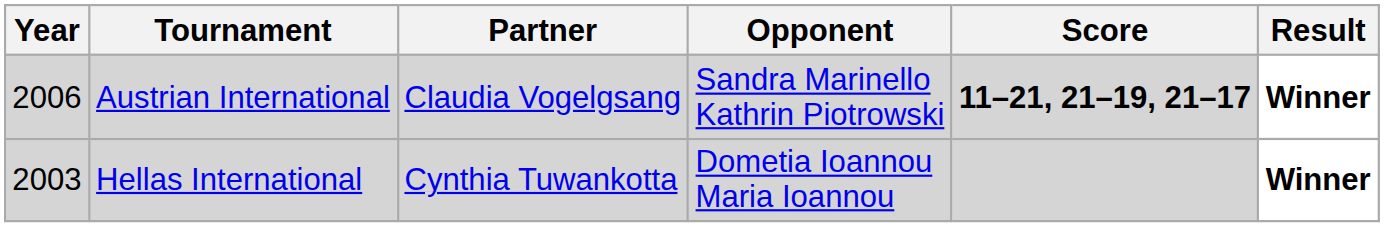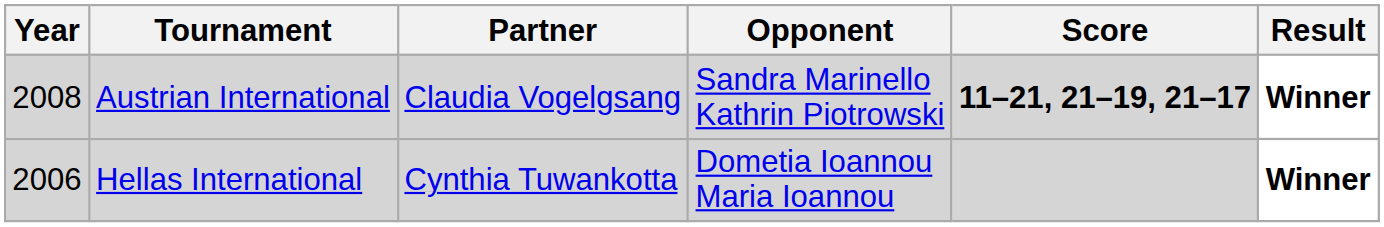(47, 96) 2006 -> (47, 96) 2008
(47, 180) 2003 -> (47, 180) 2006
